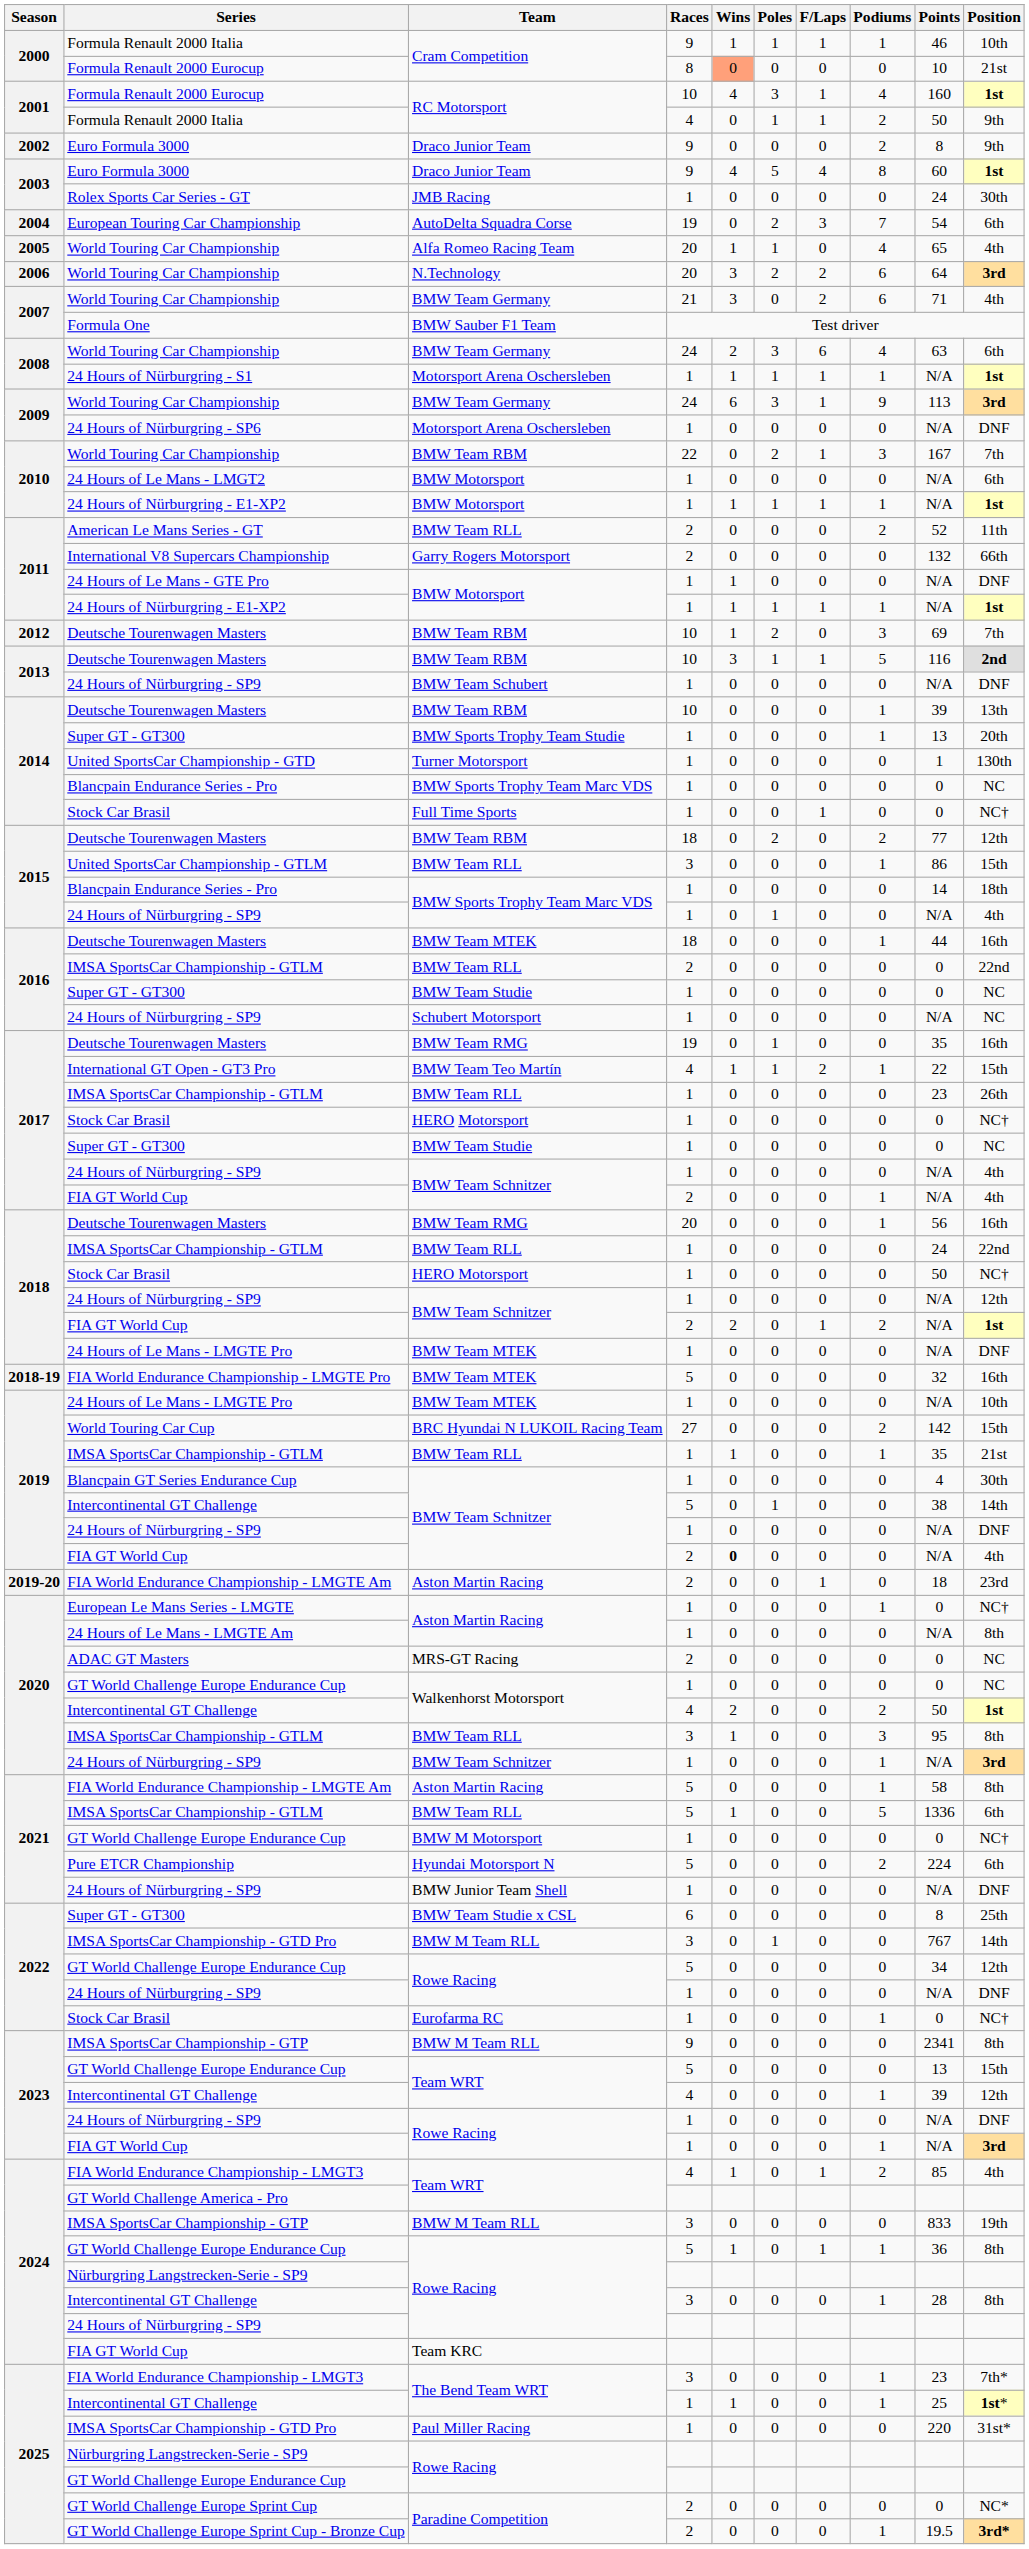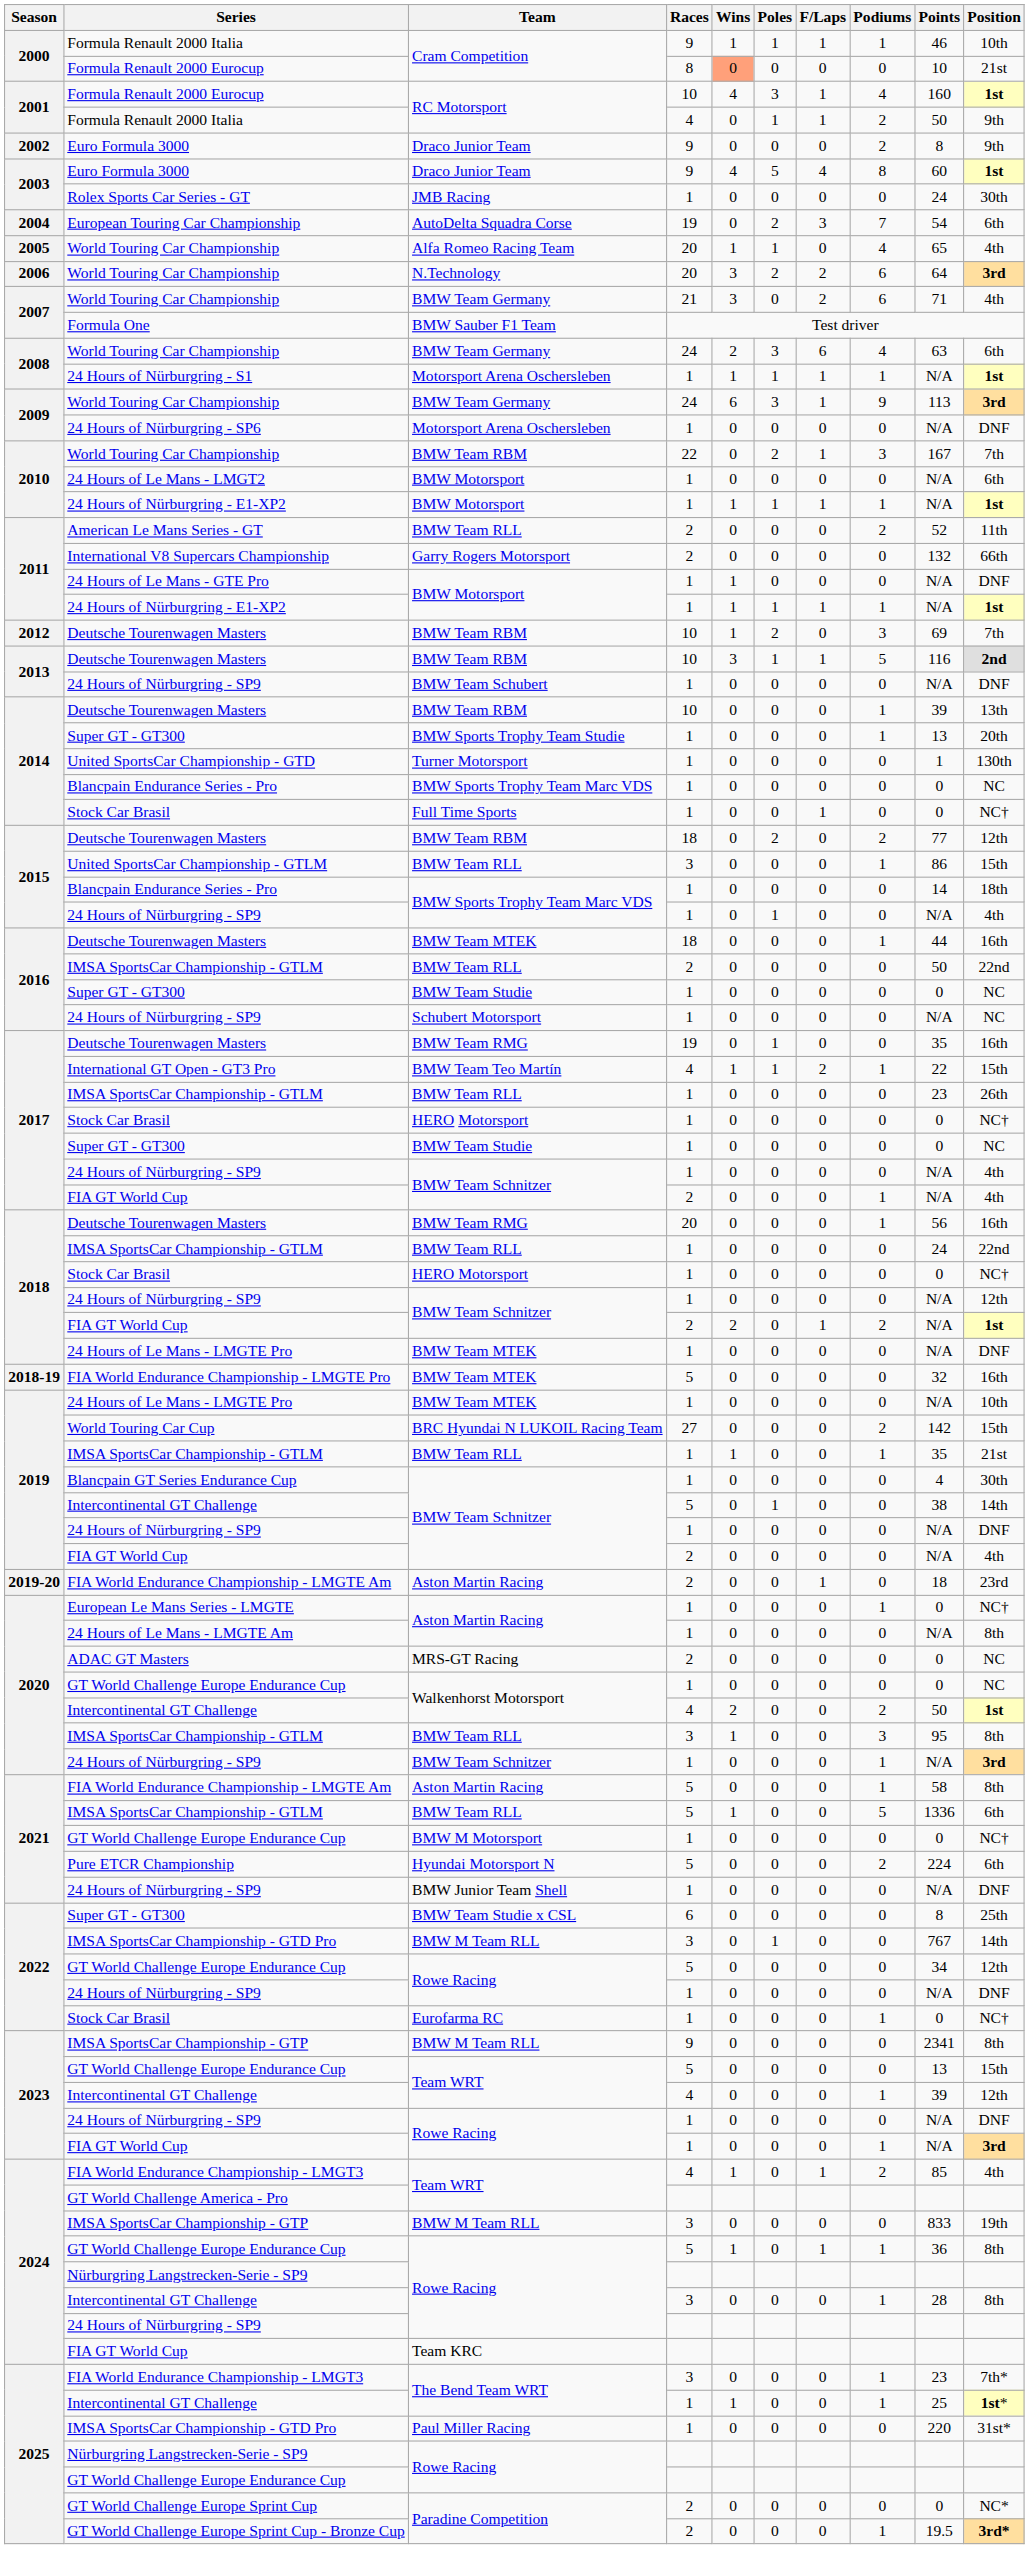(939, 966) 0 -> (939, 966) 50
(939, 1274) 50 -> (939, 1274) 0
(733, 1556) bold -> (733, 1556) normal
